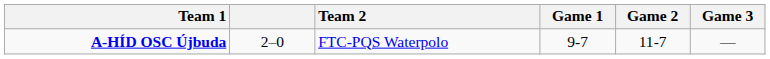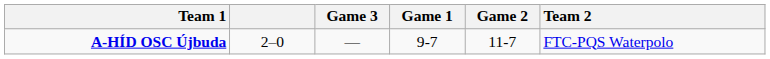columns swapped: (342, 16) <-> (728, 16)
